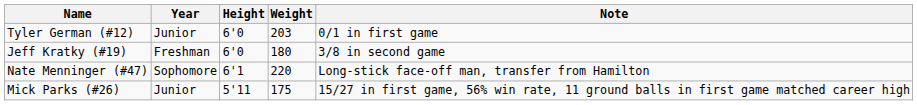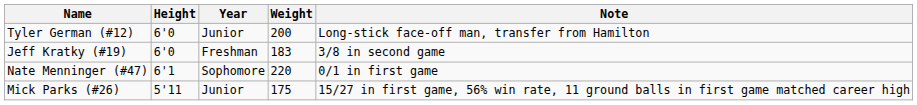columns swapped: (185, 14) <-> (244, 14)
(281, 33) 203 -> (281, 33) 200
(378, 33) 0/1 in first game -> (484, 33) Long-stick face-off man, transfer from Hamilton
(281, 52) 180 -> (281, 52) 183
(484, 71) Long-stick face-off man, transfer from Hamilton -> (378, 71) 0/1 in first game
